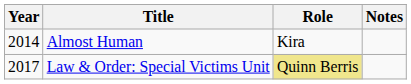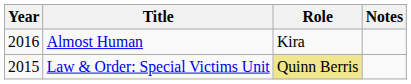(24, 41) 2014 -> (24, 41) 2016
(24, 66) 2017 -> (24, 66) 2015
